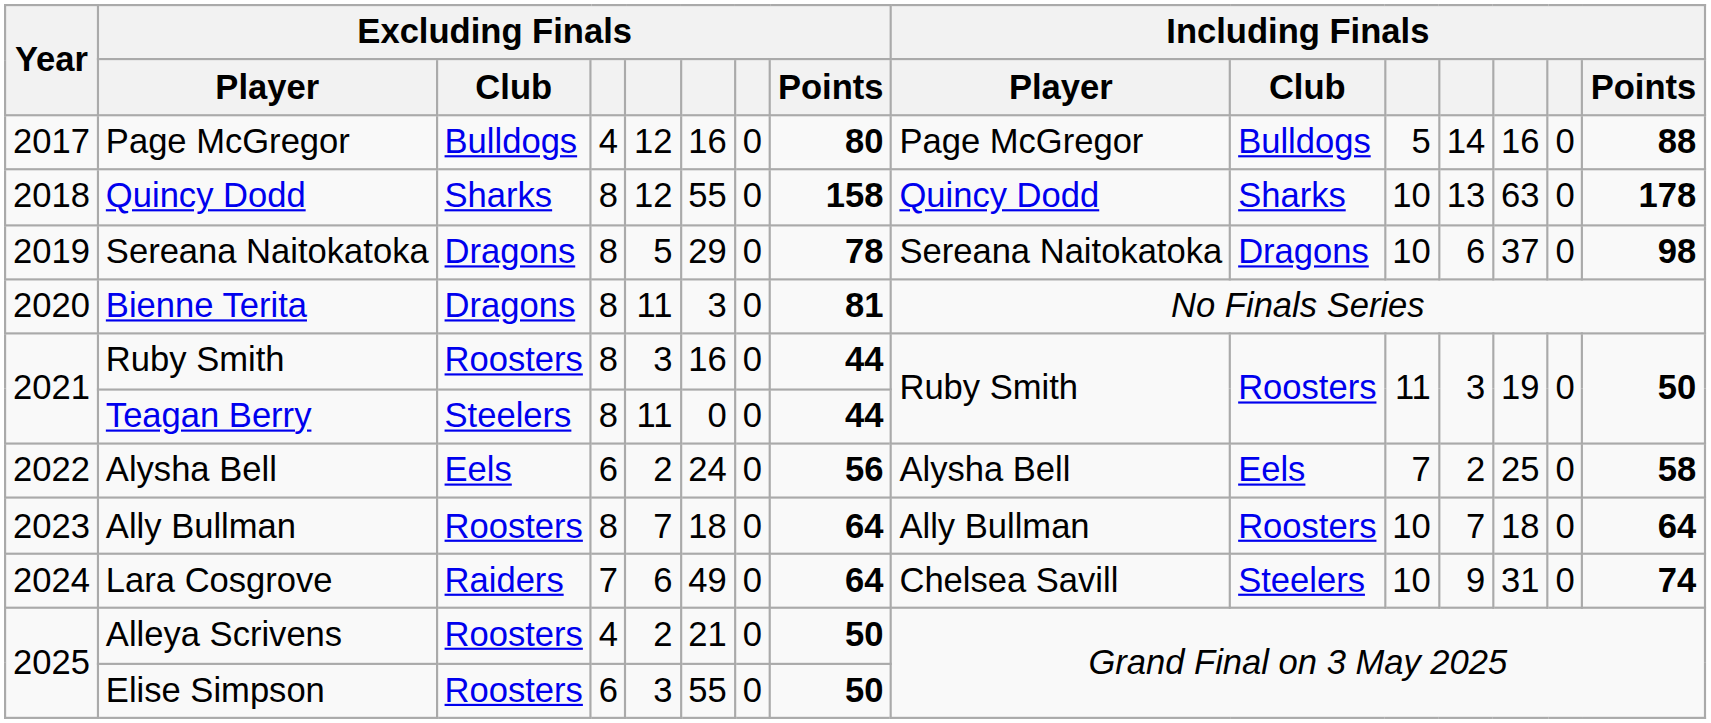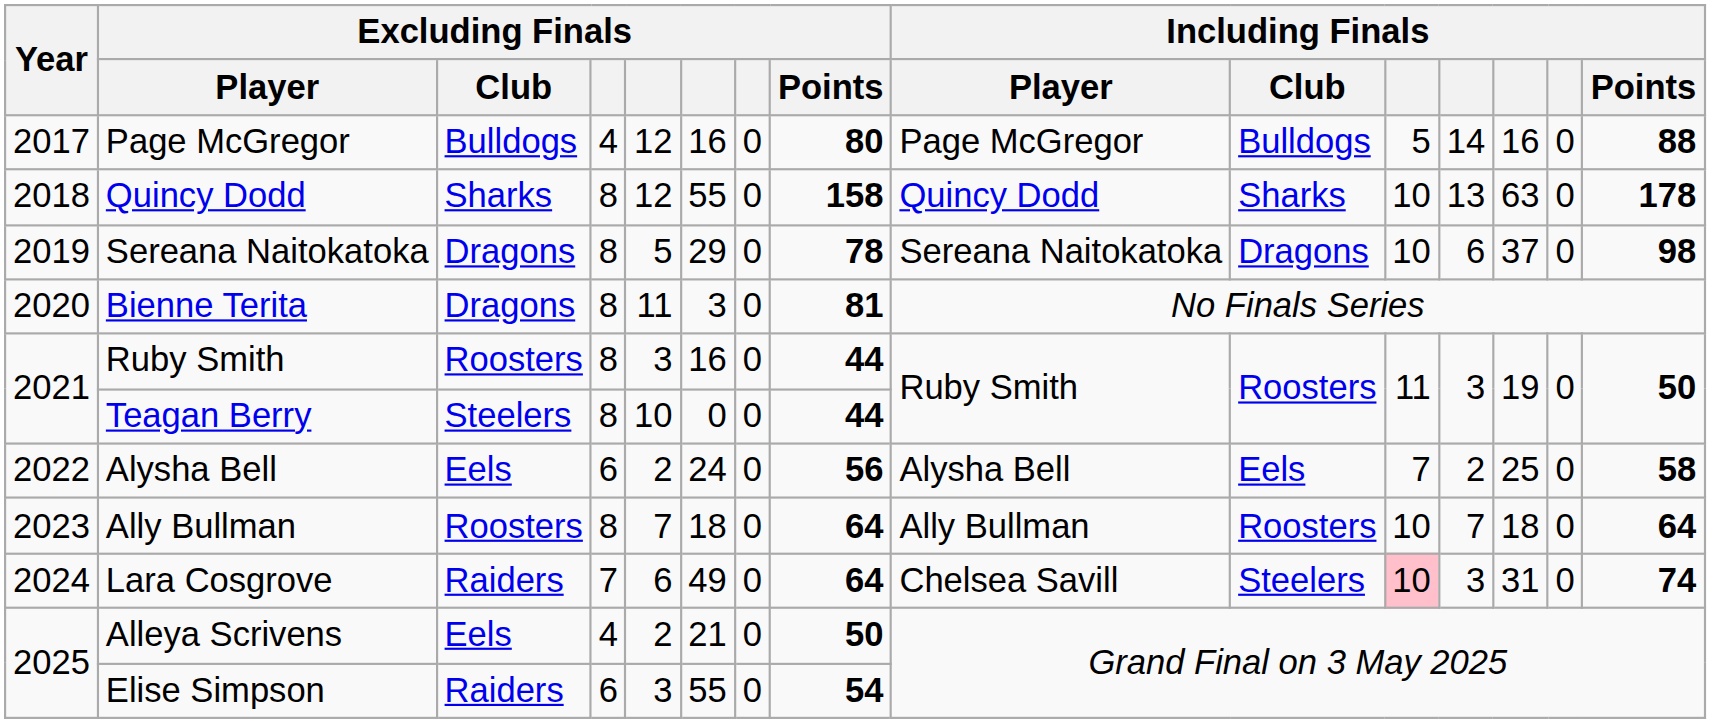(654, 415) 11 -> (653, 415) 10
(1412, 580) no background -> (1412, 580) pink background
(1476, 580) 9 -> (1476, 580) 3
(514, 634) Roosters -> (478, 634) Eels
(514, 689) Roosters -> (504, 689) Raiders
(864, 689) 50 -> (864, 689) 54
